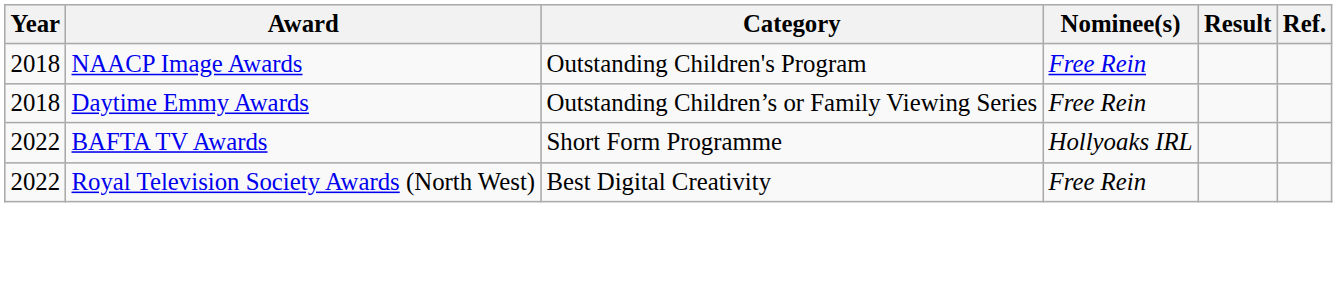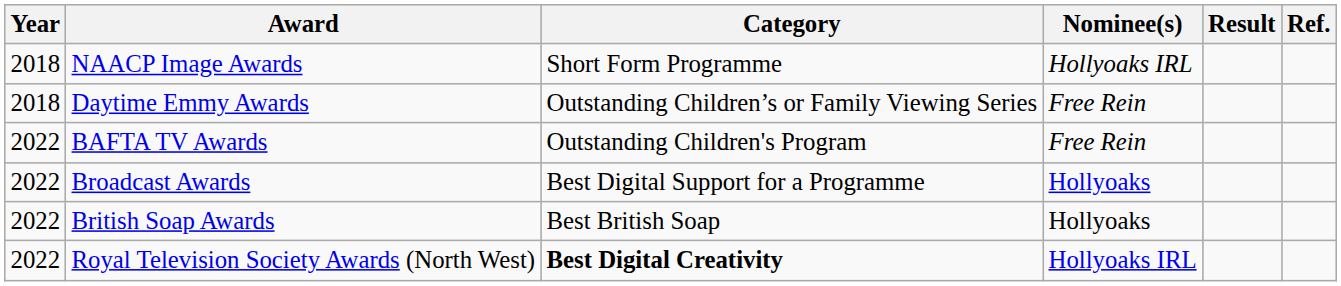(706, 63) Outstanding Children's Program -> (664, 63) Short Form Programme
(1097, 63) Free Rein -> (1120, 63) Hollyoaks IRL
(664, 142) Short Form Programme -> (706, 142) Outstanding Children's Program
(1120, 142) Hollyoaks IRL -> (1097, 142) Free Rein
+ row: (161, 181)
+ row: (173, 220)
(659, 181) normal -> (665, 260) bold
(1097, 181) Free Rein -> (1123, 260) Hollyoaks IRL
